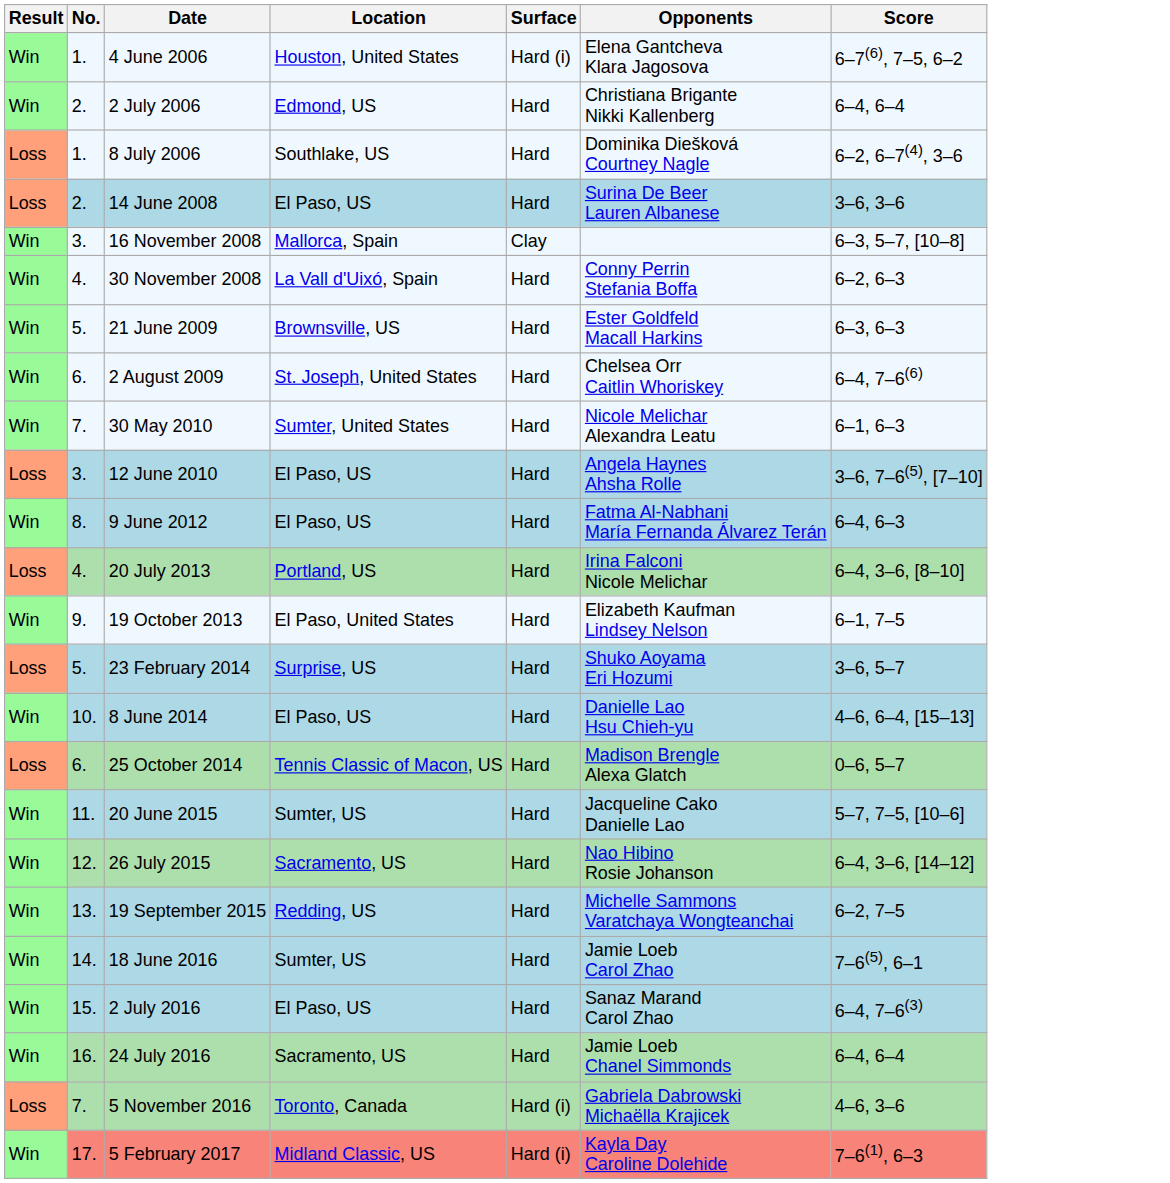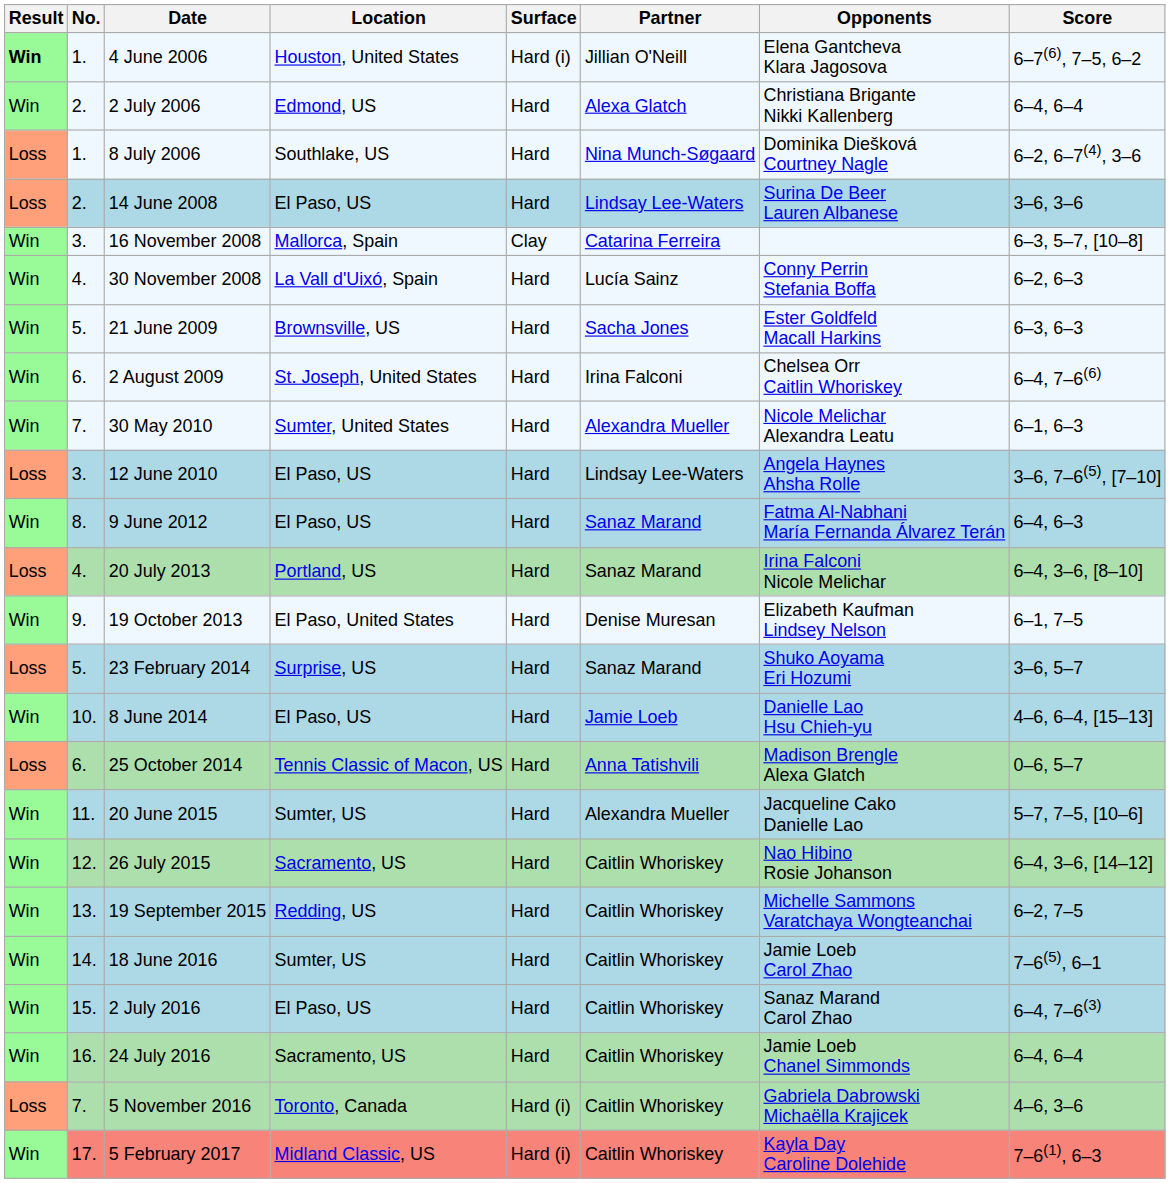+ column: (670, 18)
(24, 57) normal -> (25, 57) bold
